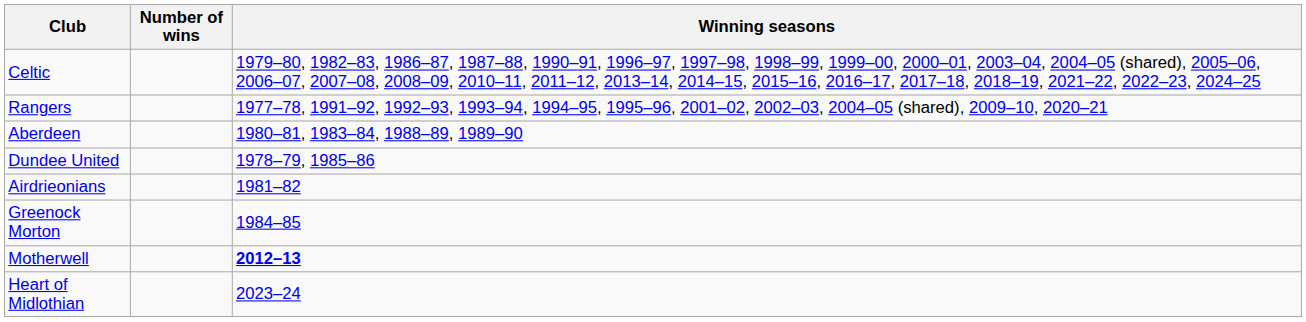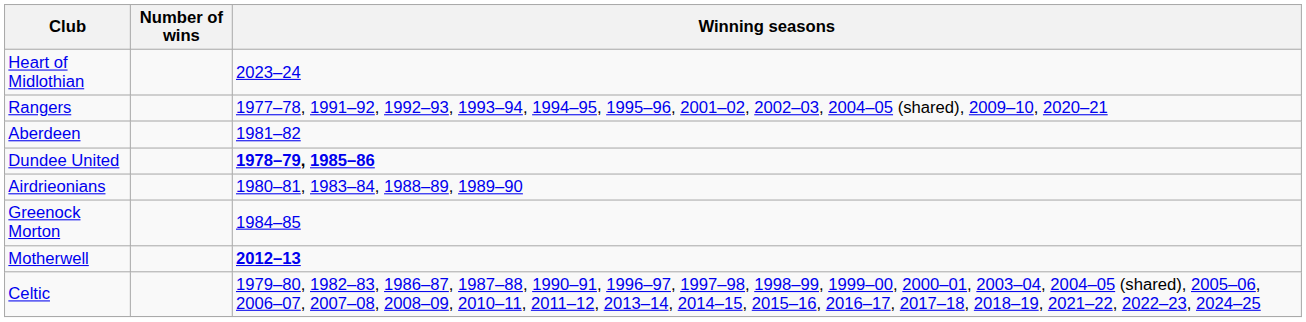rows swapped: (29, 72) <-> (46, 294)
(379, 134) 1980–81, 1983–84, 1988–89, 1989–90 -> (268, 134) 1981–82
(305, 160) normal -> (305, 160) bold
(268, 187) 1981–82 -> (379, 187) 1980–81, 1983–84, 1988–89, 1989–90
